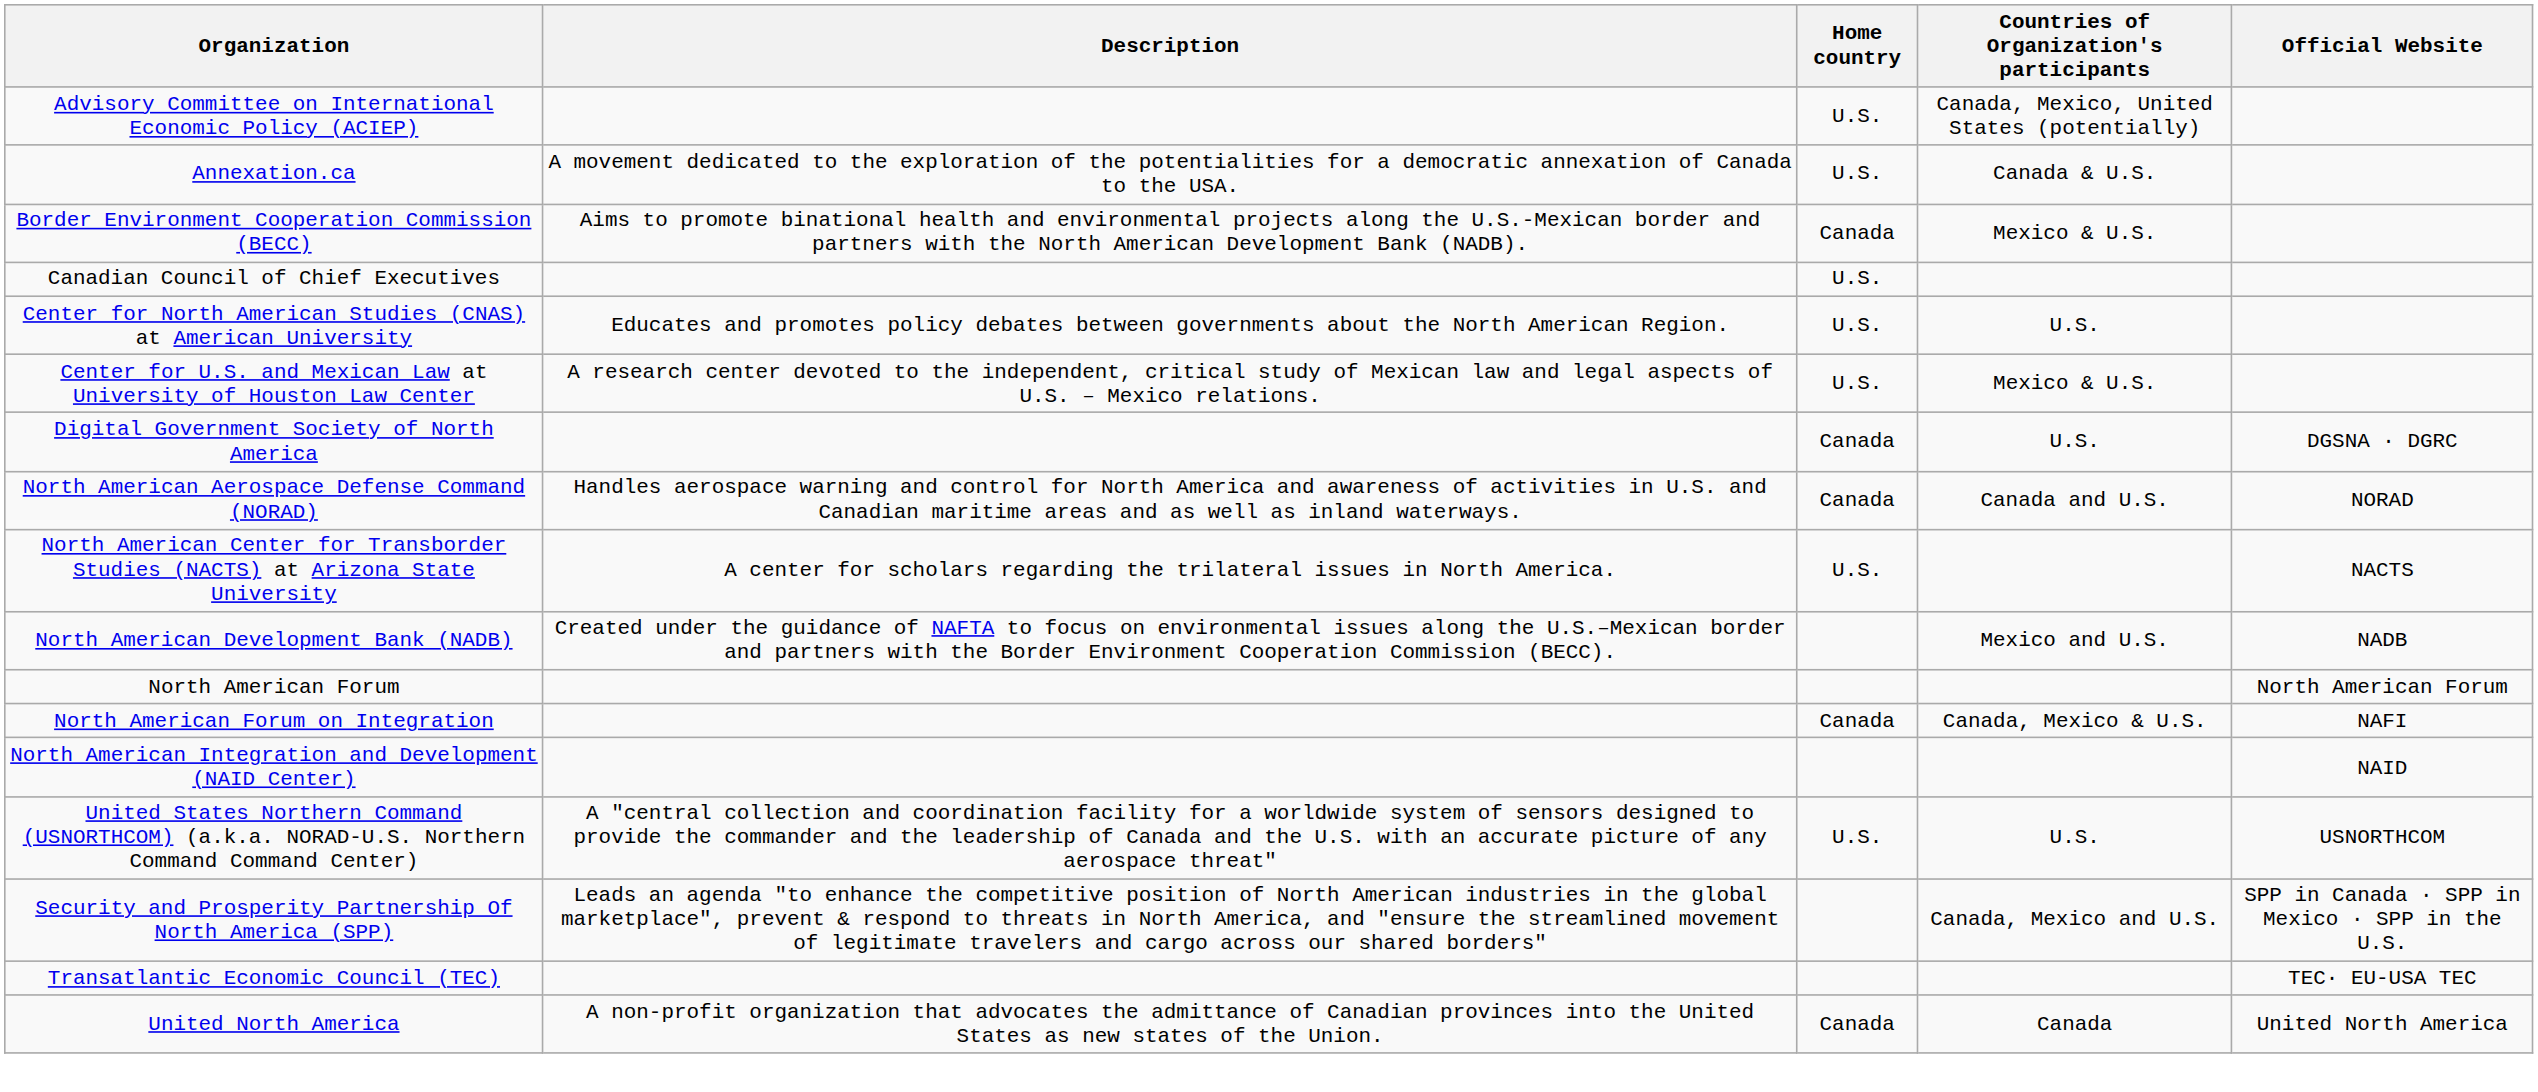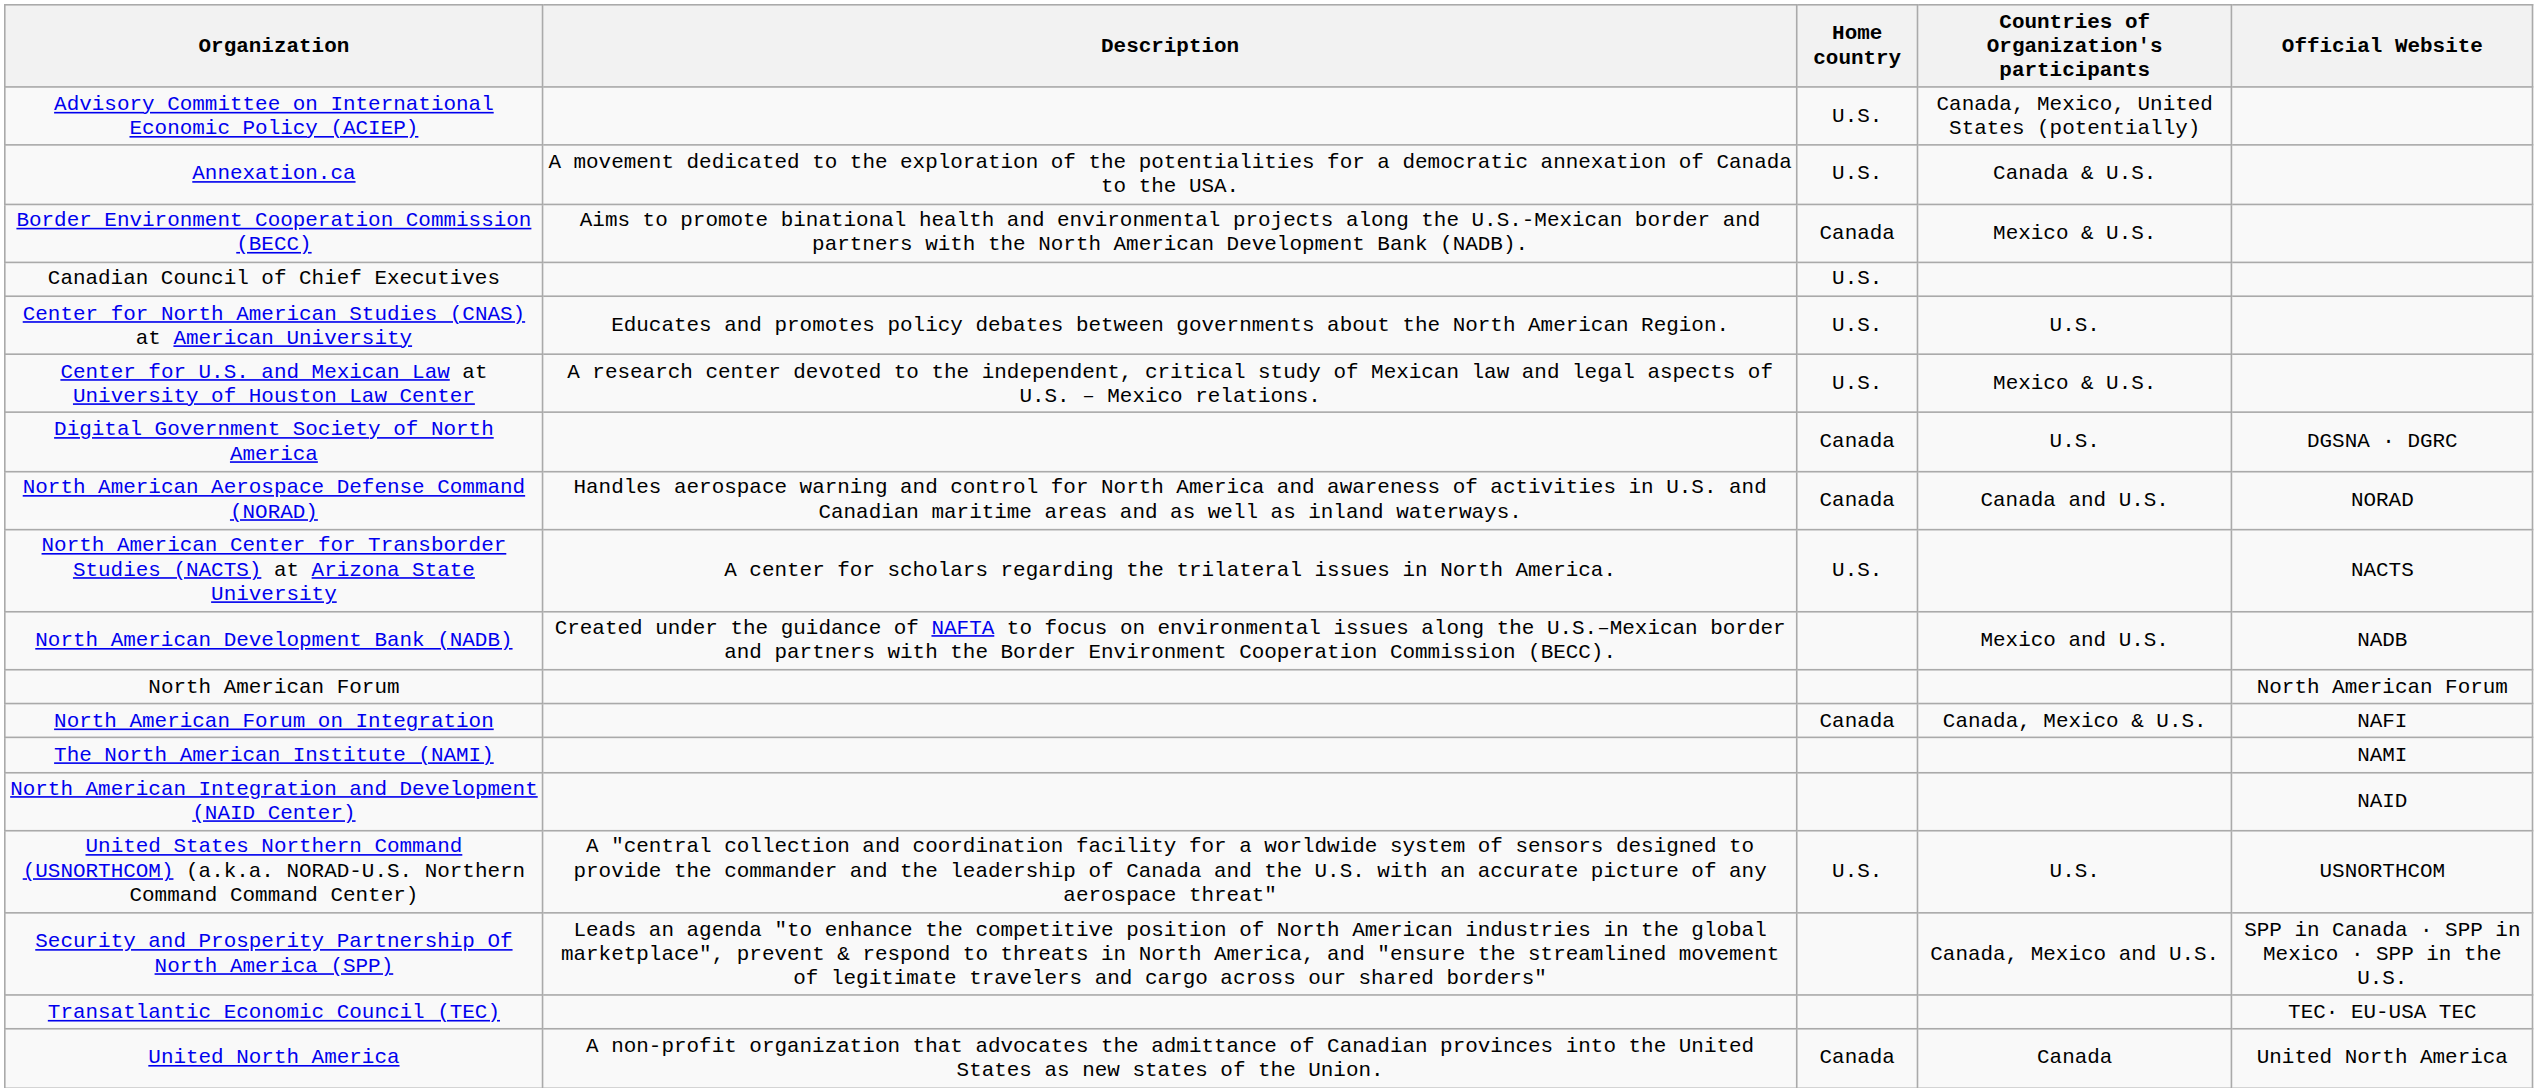+ row: (274, 755)
